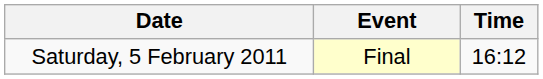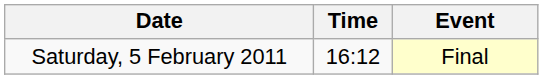columns swapped: (499, 21) <-> (387, 21)
